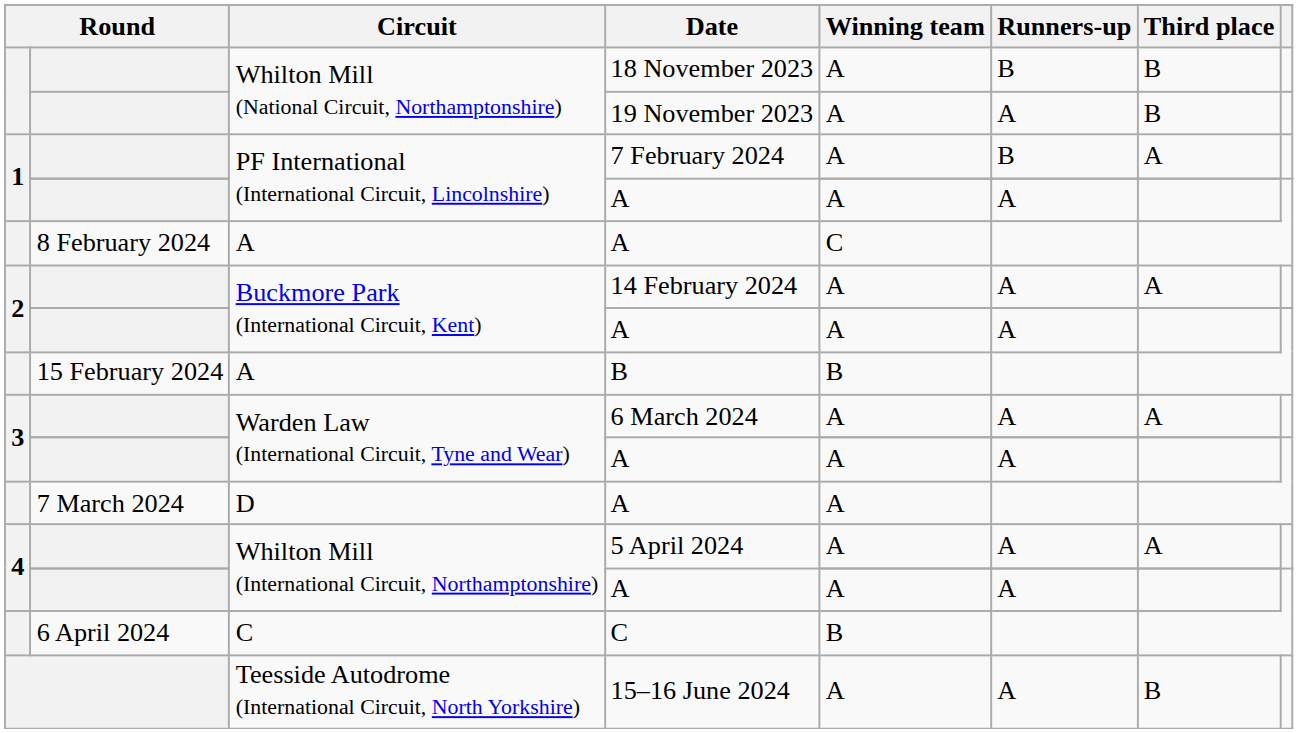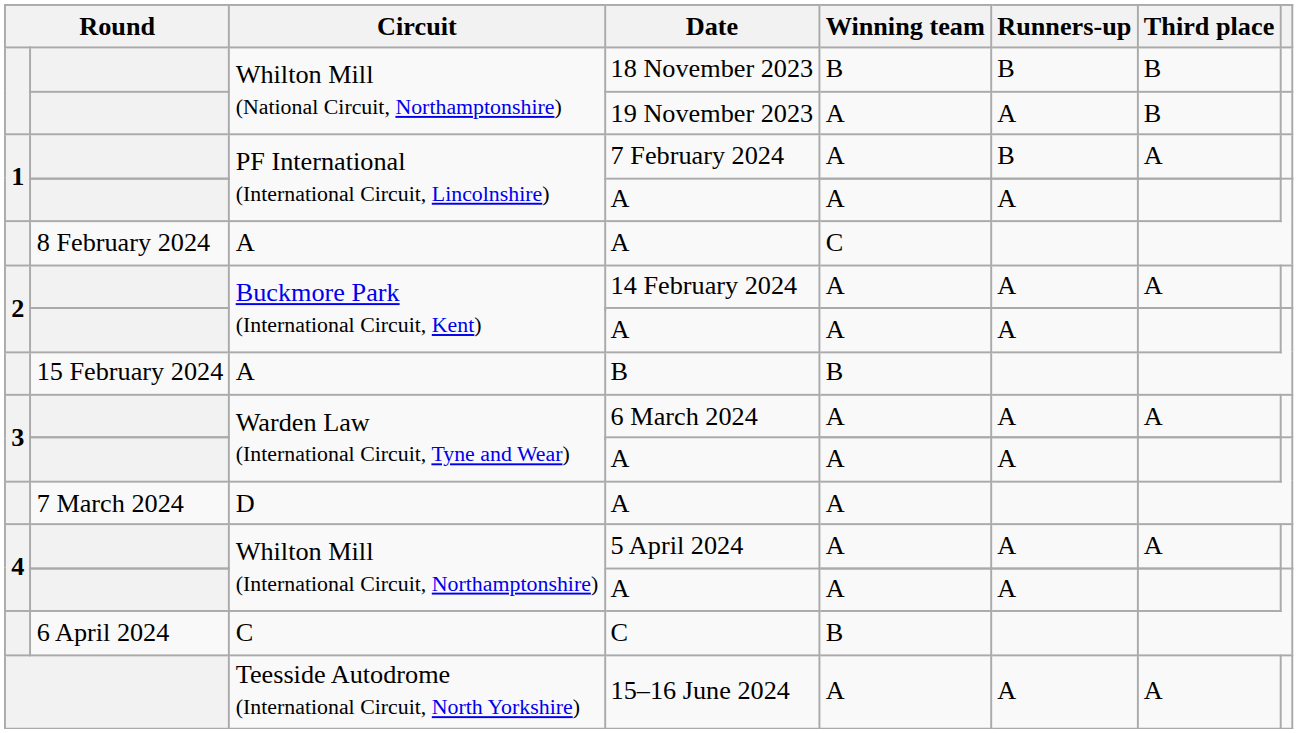(835, 69) A -> (834, 69) B
(1153, 690) B -> (1153, 690) A
